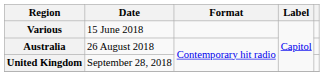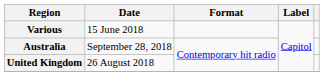(120, 46) 26 August 2018 -> (129, 46) September 28, 2018
(129, 63) September 28, 2018 -> (120, 63) 26 August 2018
